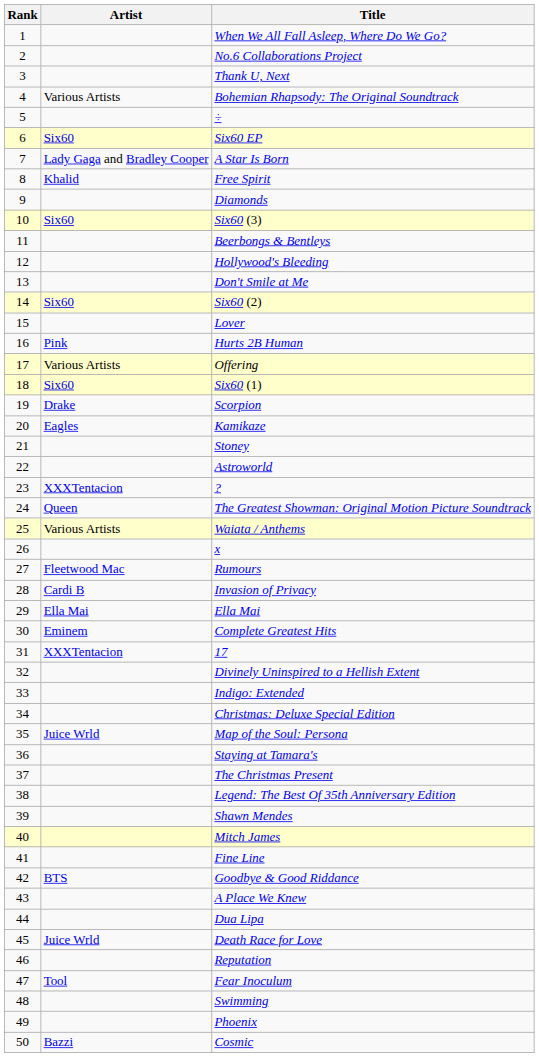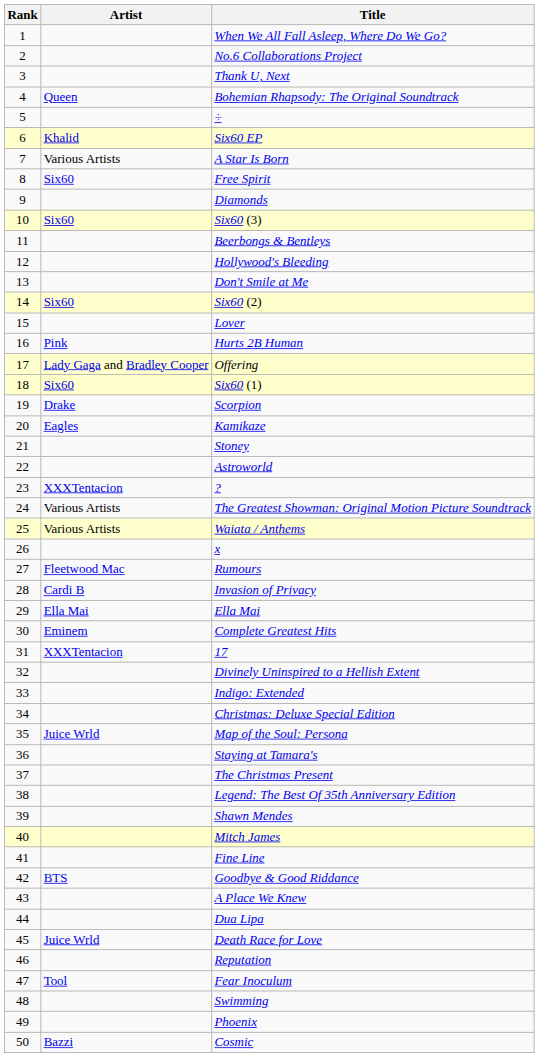(82, 96) Various Artists -> (61, 96) Queen
(59, 138) Six60 -> (61, 138) Khalid
(126, 158) Lady Gaga and Bradley Cooper -> (82, 158) Various Artists
(61, 179) Khalid -> (59, 179) Six60
(82, 364) Various Artists -> (126, 364) Lady Gaga and Bradley Cooper
(61, 508) Queen -> (82, 508) Various Artists
